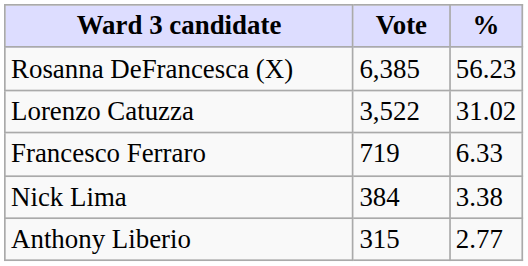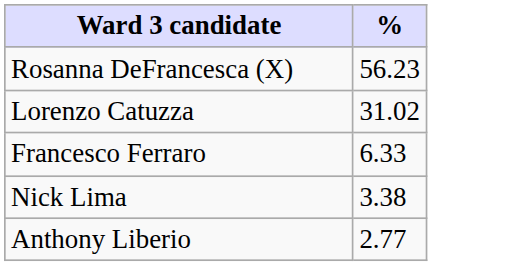- column: (401, 25)
